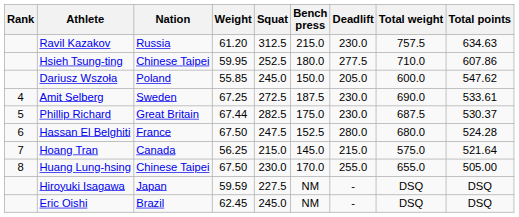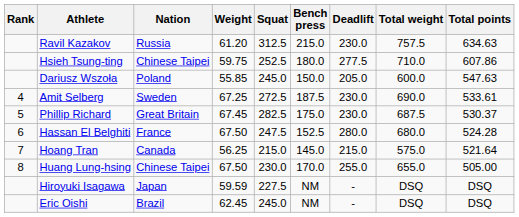(233, 61) 59.95 -> (233, 61) 59.75
(480, 79) 547.62 -> (480, 79) 547.63
(233, 114) 67.44 -> (233, 114) 67.45
